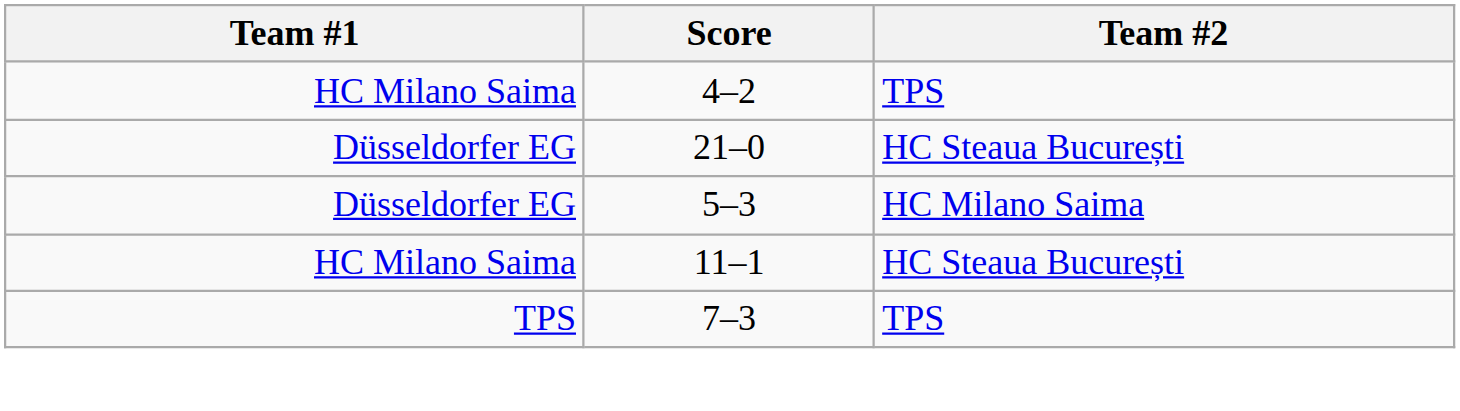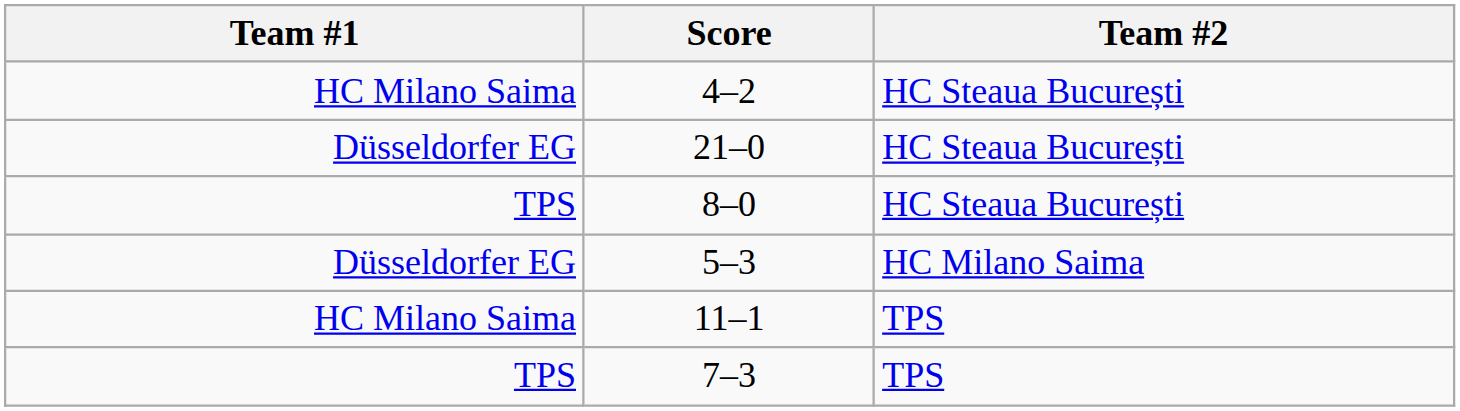(913, 90) TPS -> (1033, 90) HC Steaua București
+ row: (729, 204)
(1033, 261) HC Steaua București -> (913, 318) TPS
